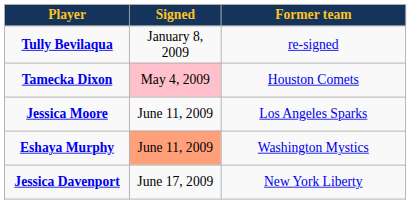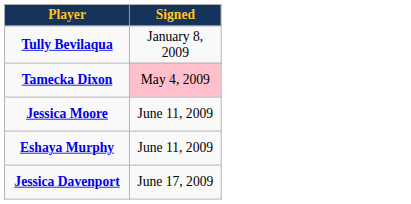- column: (313, 15)
(175, 147) lightsalmon background -> (175, 147) no background
